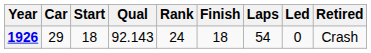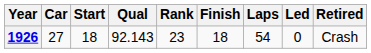(56, 37) 29 -> (56, 37) 27
(177, 37) 24 -> (177, 37) 23
